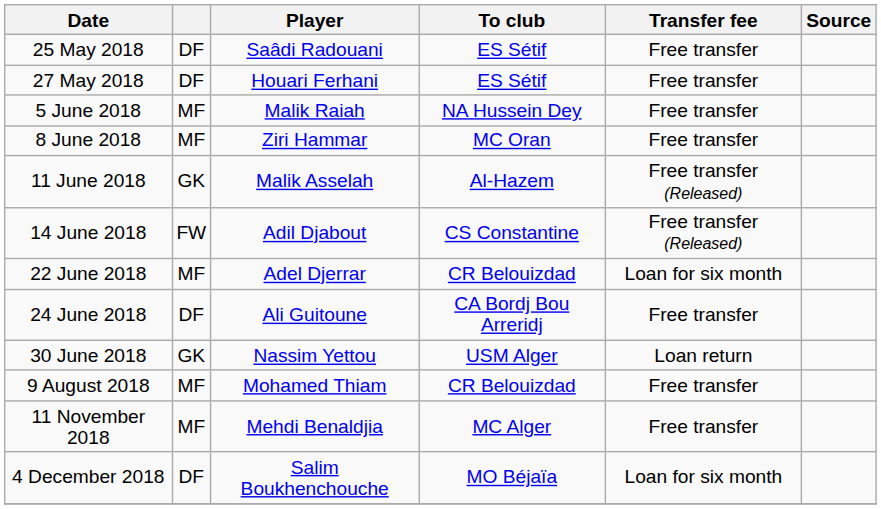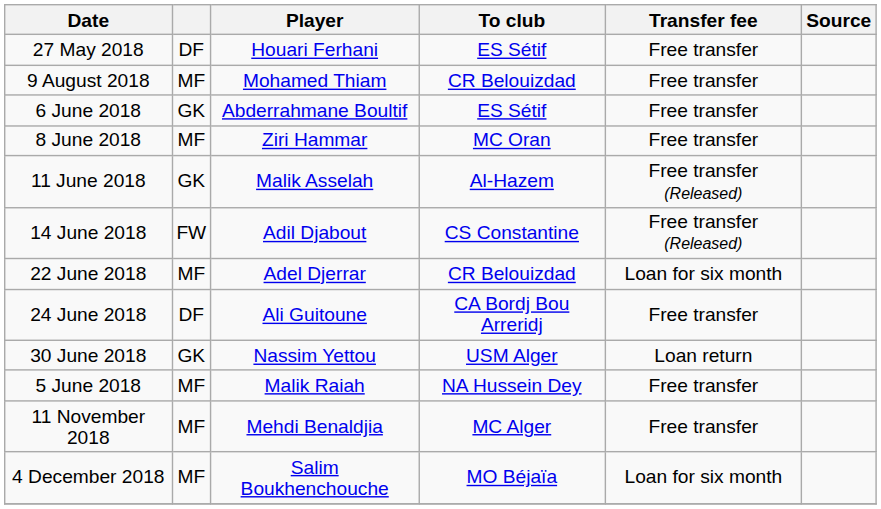- row: (88, 50)
rows swapped: (88, 110) <-> (88, 385)
+ row: (88, 110)
(191, 477) DF -> (191, 477) MF
